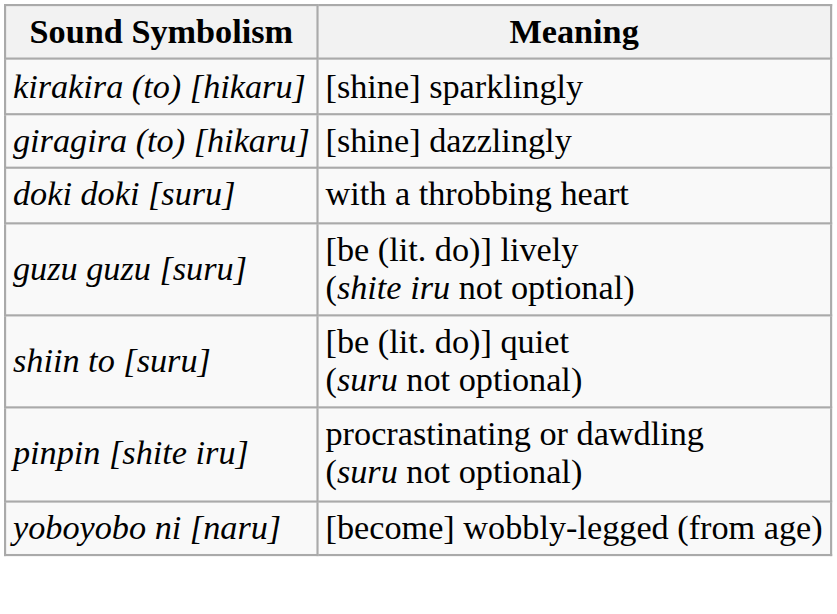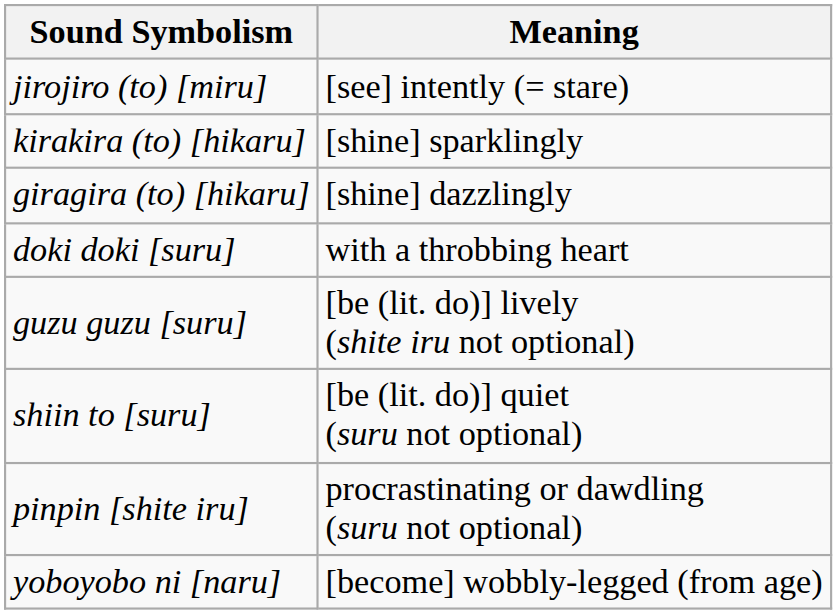+ row: (140, 85)
